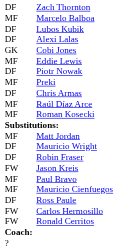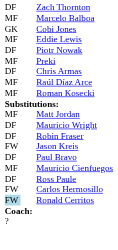- row: (60, 28)
- row: (57, 39)
(11, 178) MF -> (11, 157) DF
(12, 221) no background -> (12, 200) lightblue background
